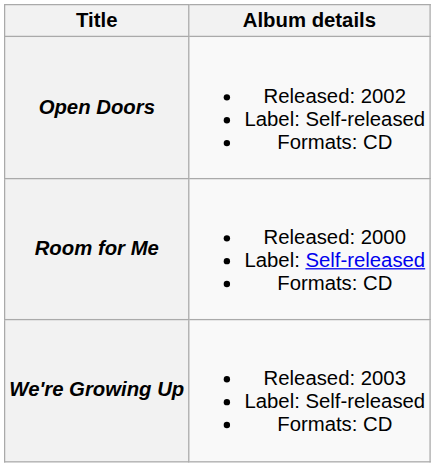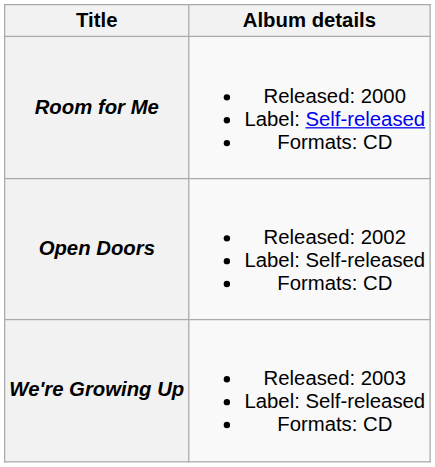rows swapped: (97, 248) <-> (97, 107)
